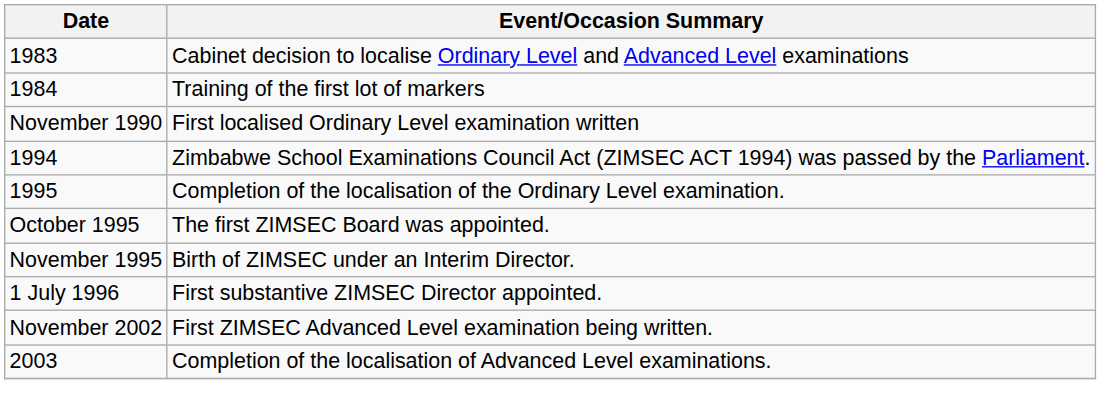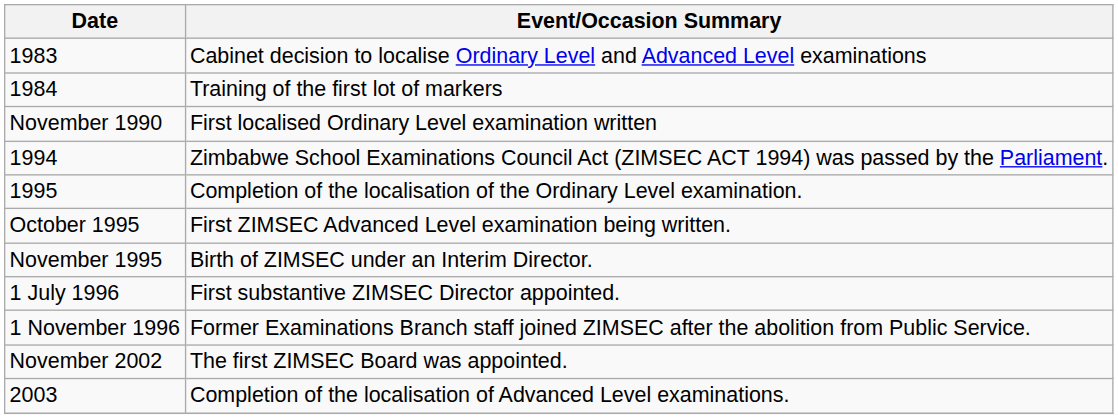(361, 225) The first ZIMSEC Board was appointed. -> (460, 225) First ZIMSEC Advanced Level examination being written.
+ row: (95, 327)
(443, 327) First ZIMSEC Advanced Level examination being written. -> (379, 361) The first ZIMSEC Board was appointed.
